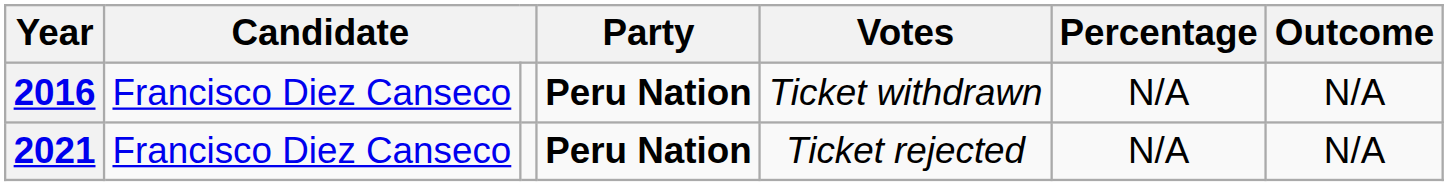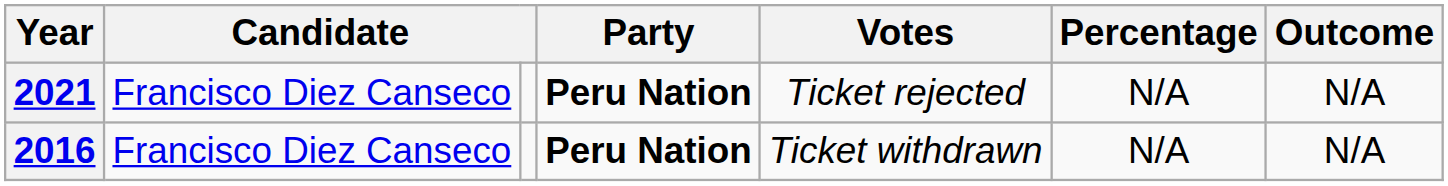rows swapped: (55, 92) <-> (55, 150)
